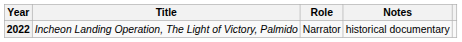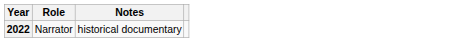- column: (166, 12)
